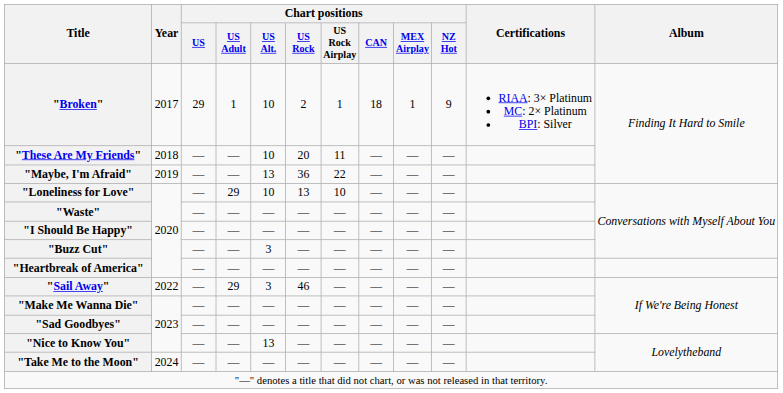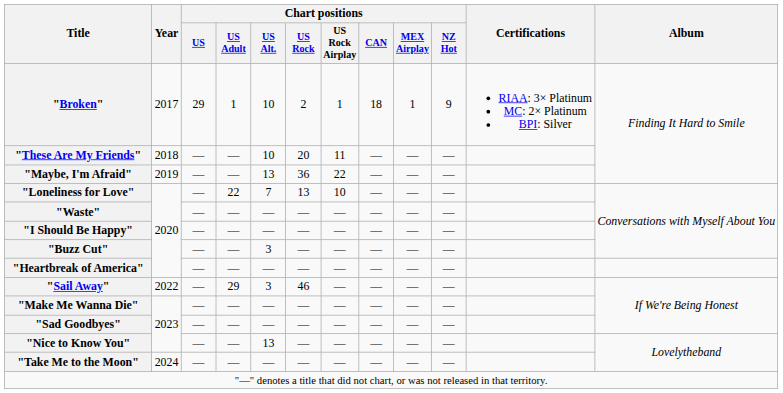(233, 192) 29 -> (233, 192) 22
(268, 192) 10 -> (268, 192) 7
